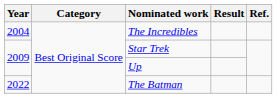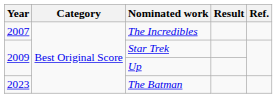(18, 31) 2004 -> (18, 31) 2007
(18, 84) 2022 -> (18, 84) 2023
